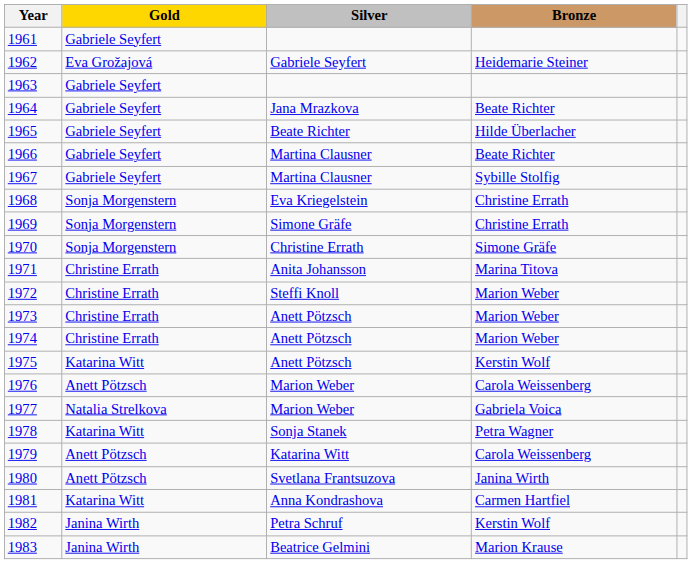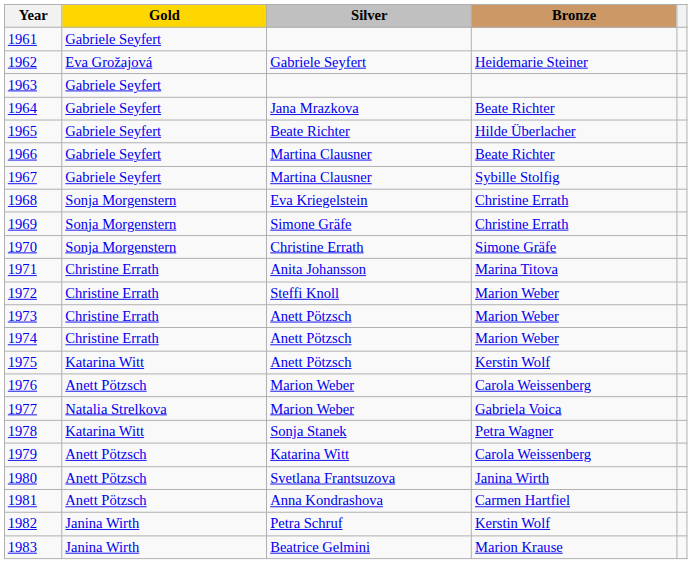(105, 500) Katarina Witt -> (106, 500) Anett Pötzsch
